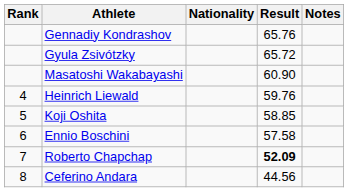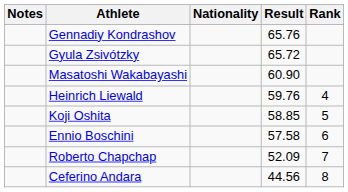columns swapped: (23, 14) <-> (323, 14)
(280, 156) bold -> (284, 156) normal
